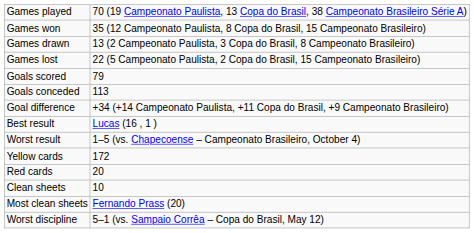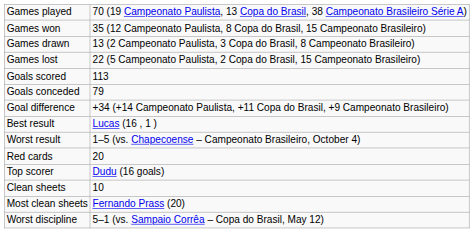(98, 76) 79 -> (101, 76) 113
(101, 92) 113 -> (98, 92) 79
- row: (35, 156)
+ row: (30, 172)
